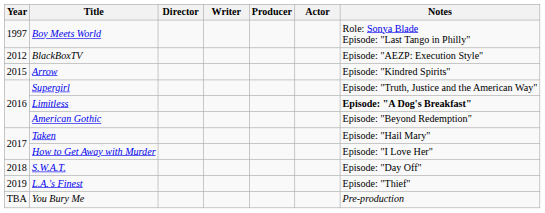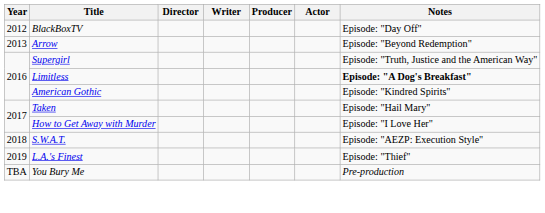- row: (67, 34)
(413, 55) Episode: "AEZP: Execution Style" -> (382, 28) Episode: "Day Off"
(17, 71) 2015 -> (17, 44) 2013
(397, 71) Episode: "Kindred Spirits" -> (407, 44) Episode: "Beyond Redemption"
(407, 119) Episode: "Beyond Redemption" -> (397, 92) Episode: "Kindred Spirits"
(382, 167) Episode: "Day Off" -> (413, 140) Episode: "AEZP: Execution Style"
